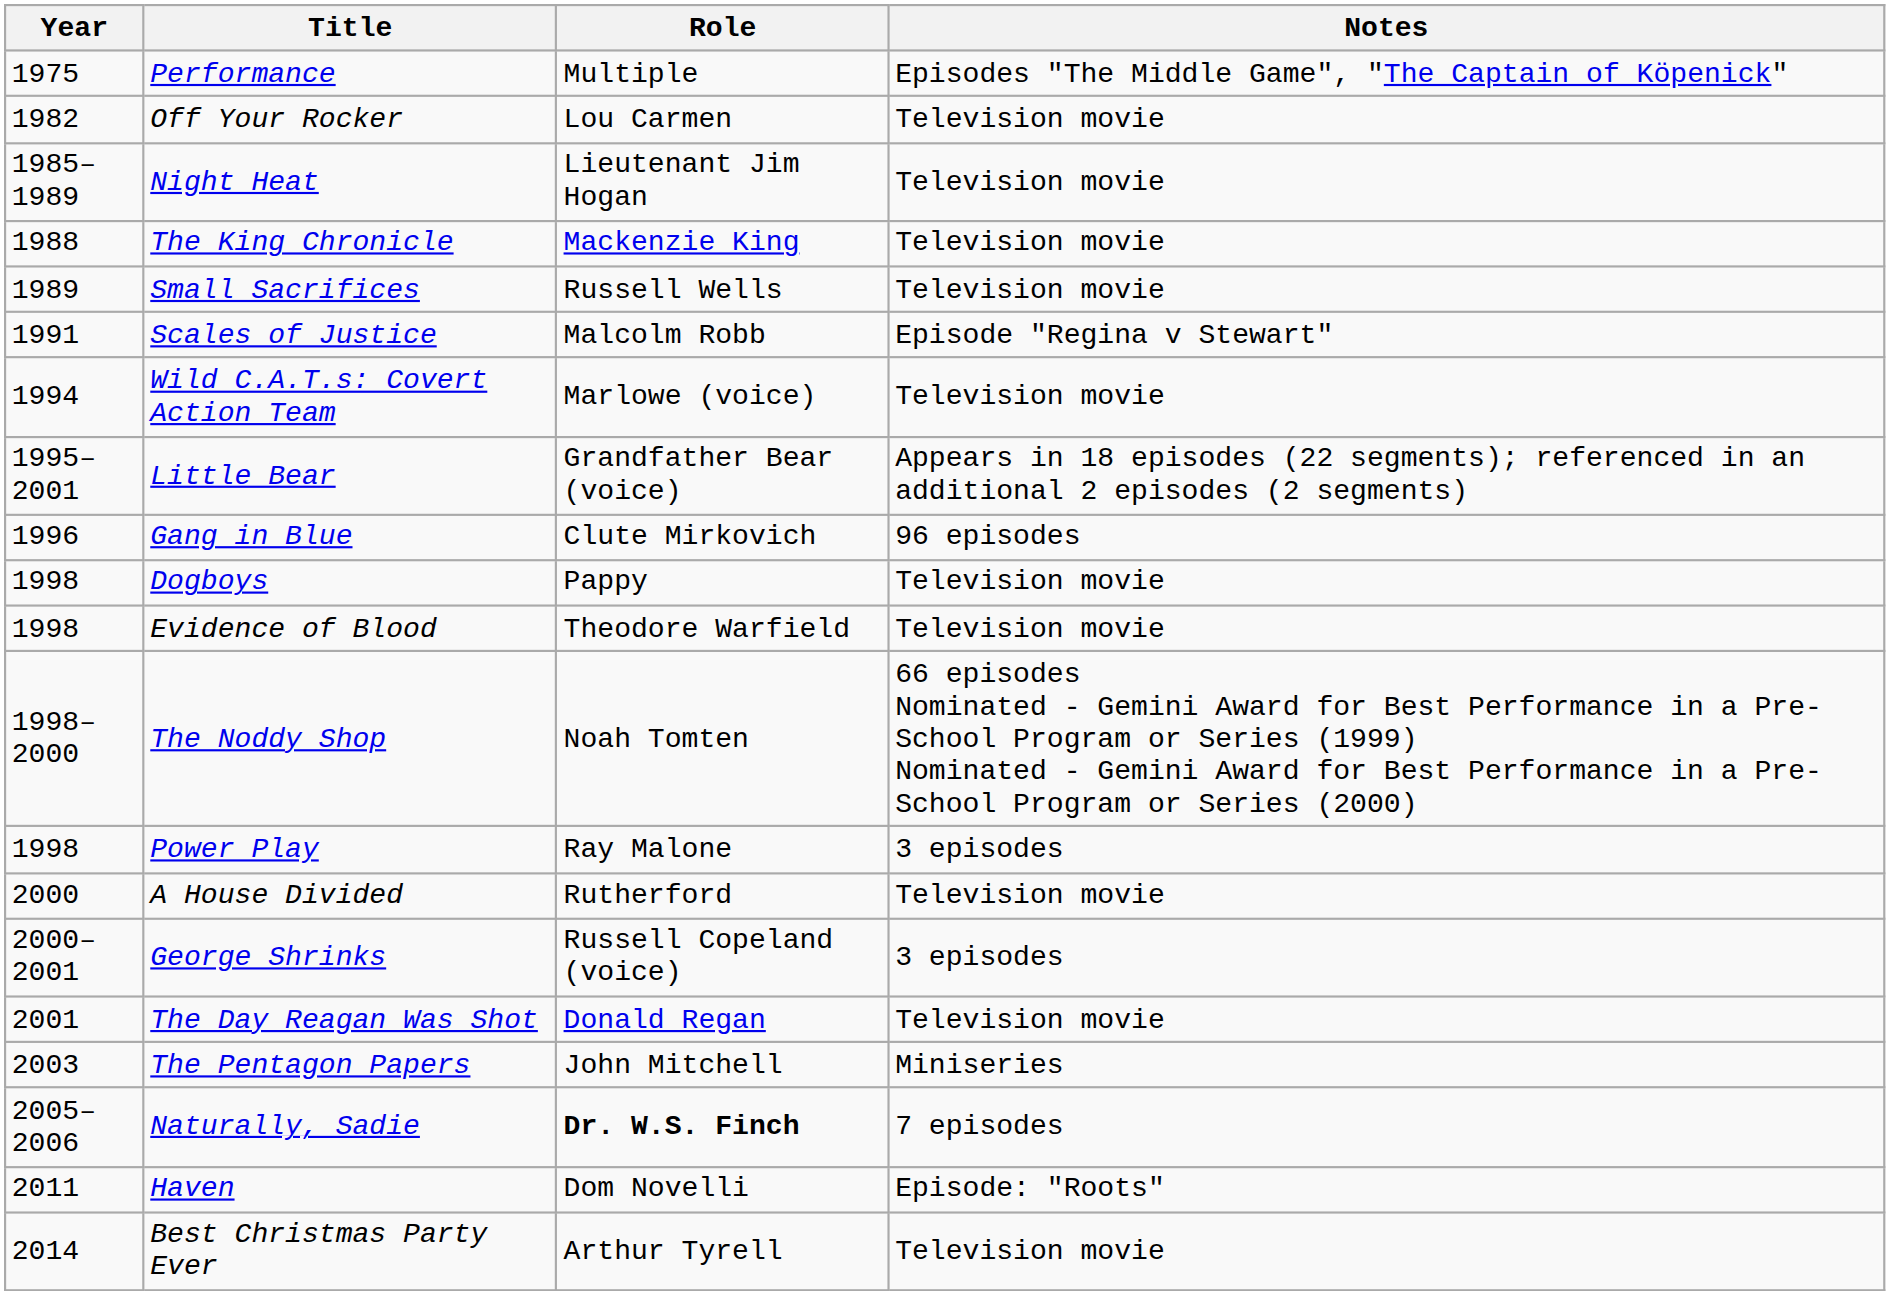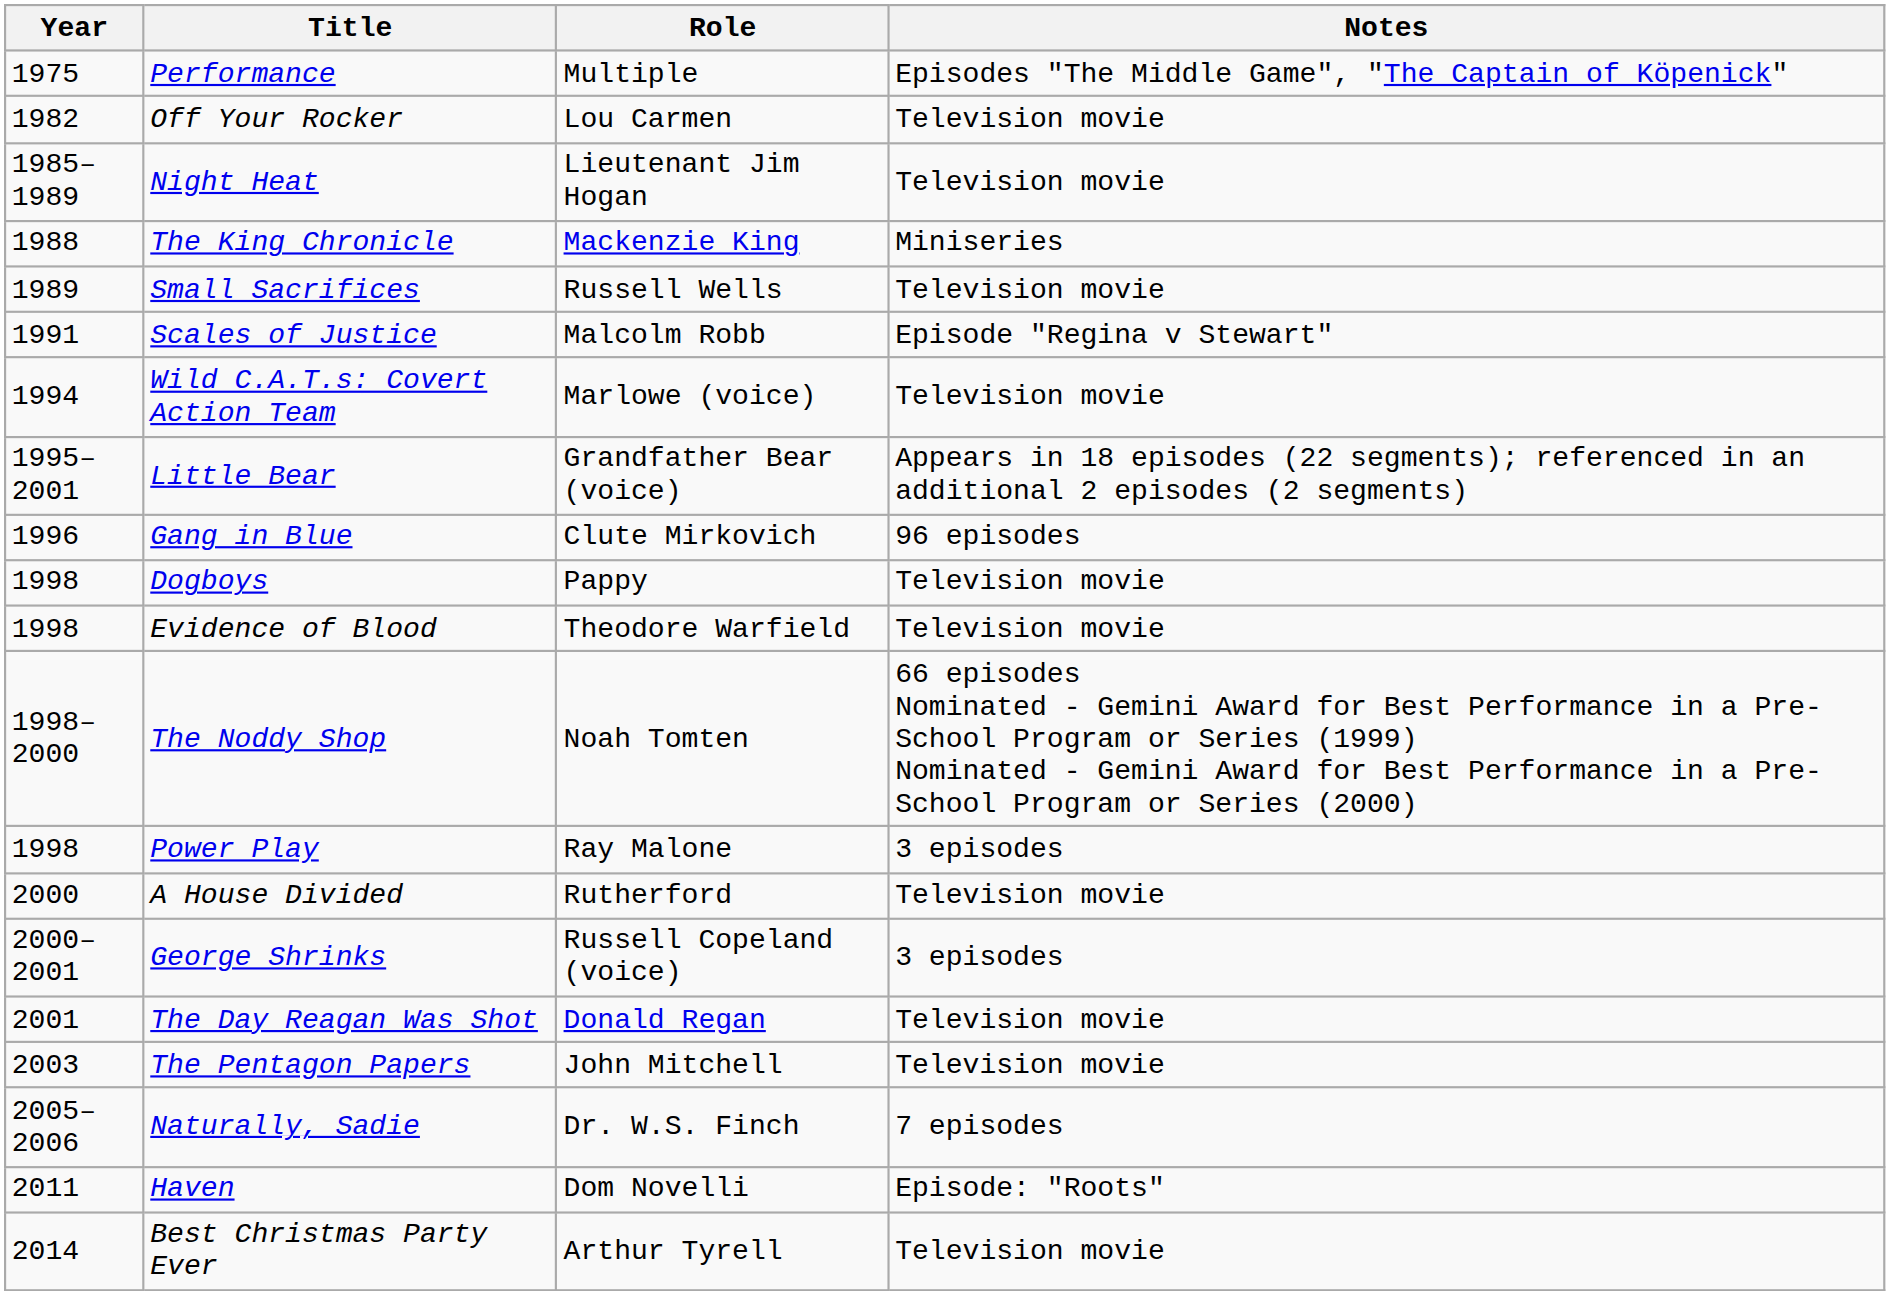(1030, 243) Television movie -> (979, 243) Miniseries
(979, 1065) Miniseries -> (1030, 1065) Television movie
(682, 1127) bold -> (682, 1127) normal
